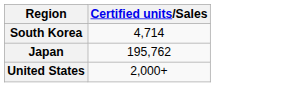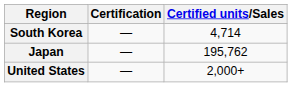+ column: (126, 14)
